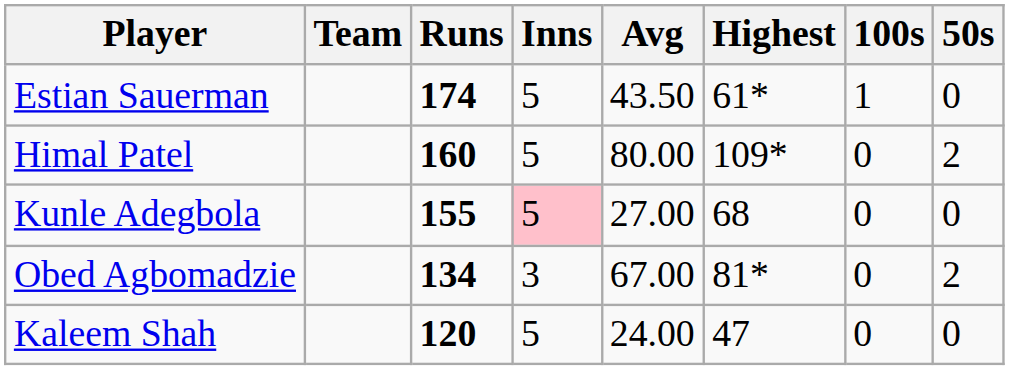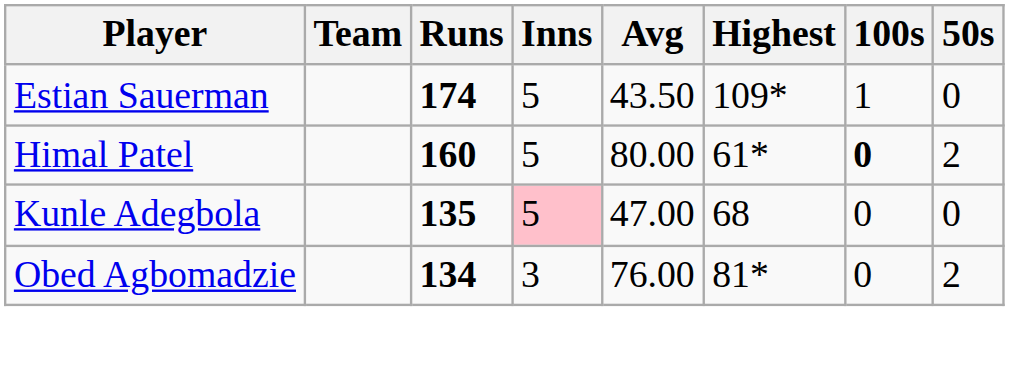(740, 94) 61* -> (750, 94) 109*
(750, 154) 109* -> (740, 154) 61*
(863, 154) normal -> (863, 154) bold
(448, 214) 155 -> (448, 214) 135
(652, 214) 27.00 -> (652, 214) 47.00
(652, 273) 67.00 -> (652, 273) 76.00
- row: (115, 333)
